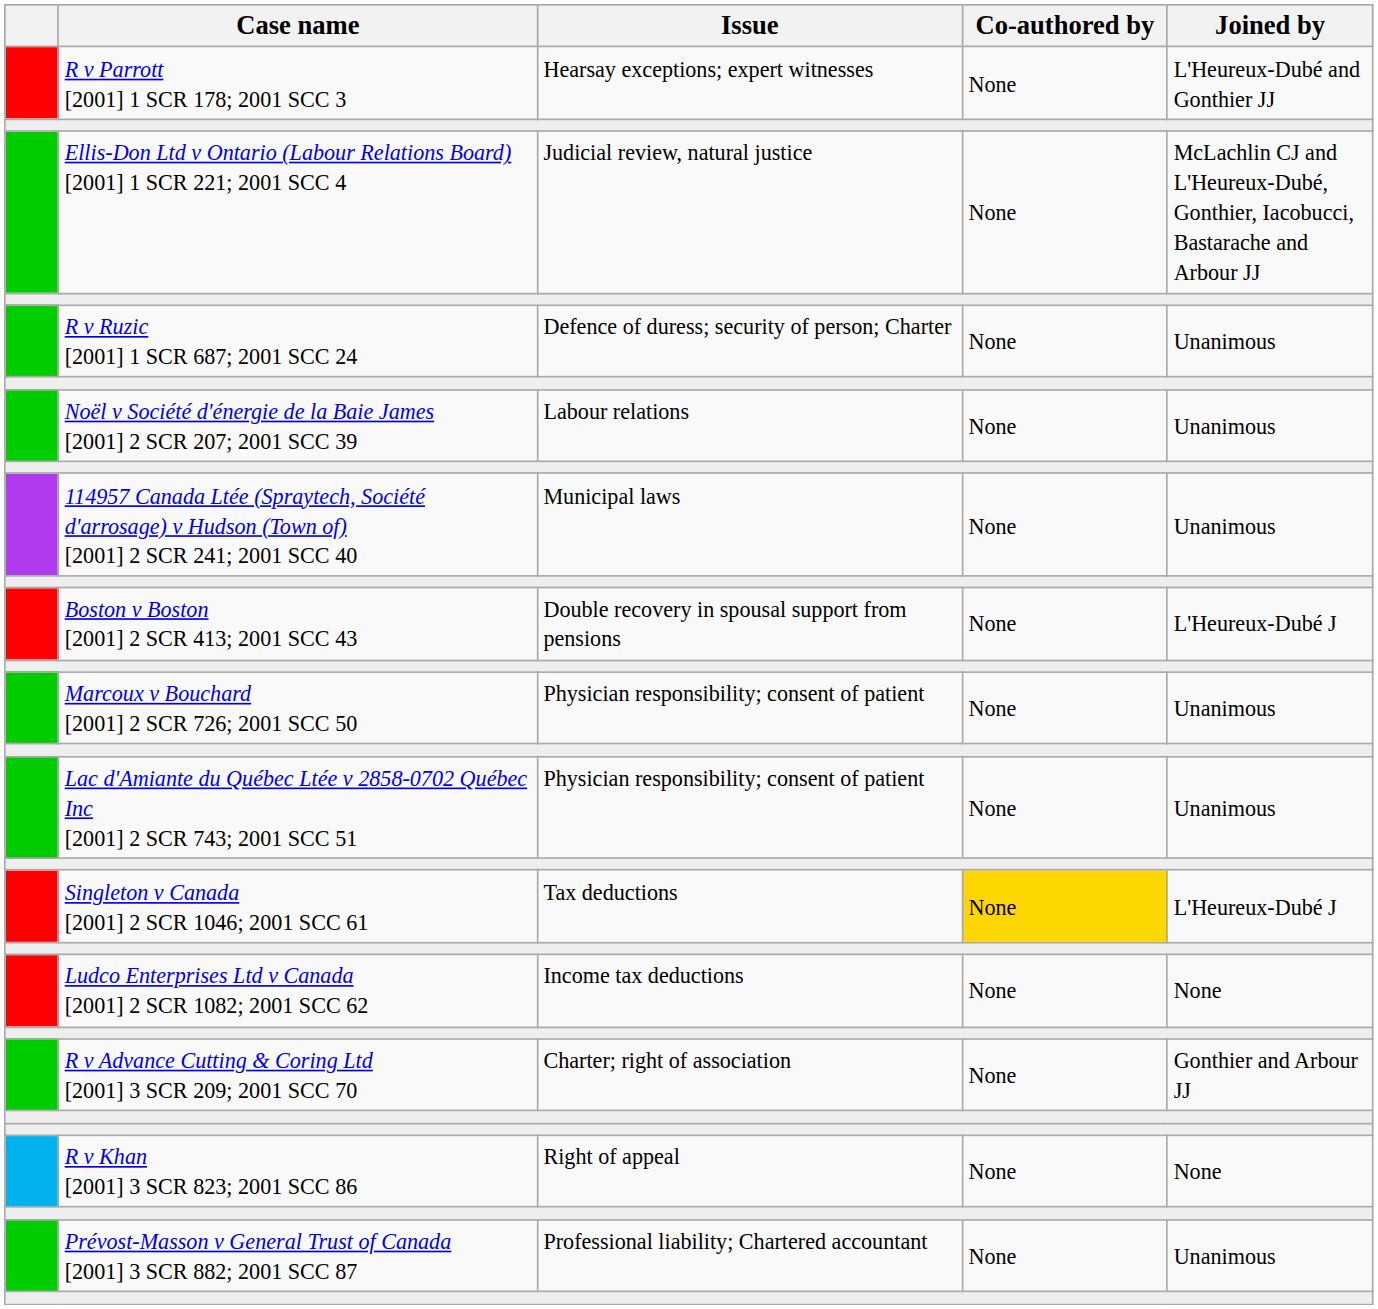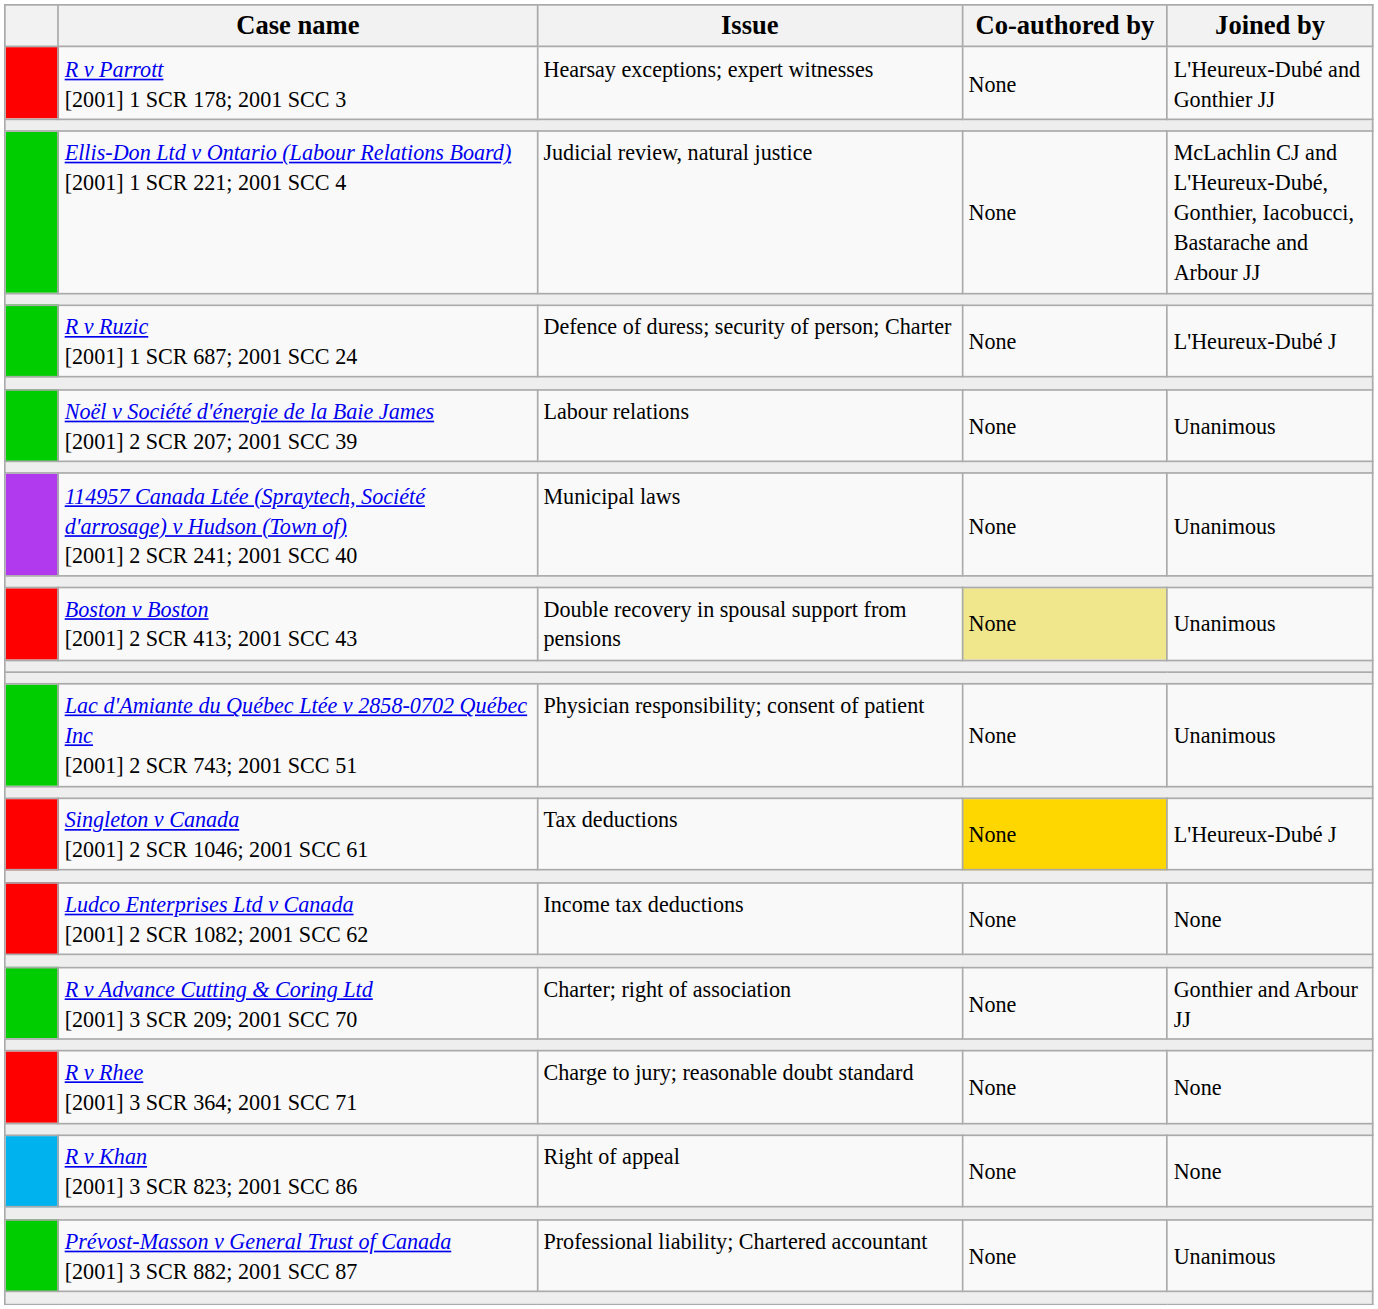(1225, 342) Unanimous -> (1255, 342) L'Heureux-Dubé J
(992, 625) no background -> (992, 625) khaki background
(1255, 625) L'Heureux-Dubé J -> (1225, 625) Unanimous
- row: (211, 709)
+ row: (211, 1088)
